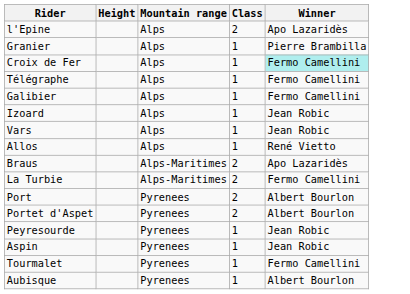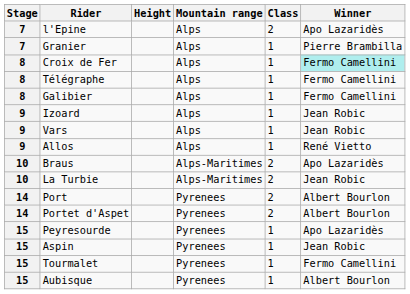+ column: (22, 13)
(314, 180) Fermo Camellini -> (334, 180) Jean Robic
(298, 230) Jean Robic -> (344, 230) Apo Lazaridès
